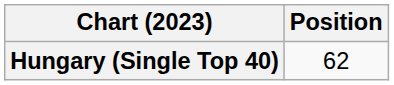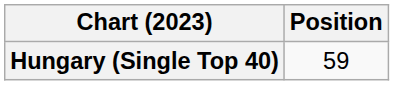(336, 60) 62 -> (336, 60) 59
